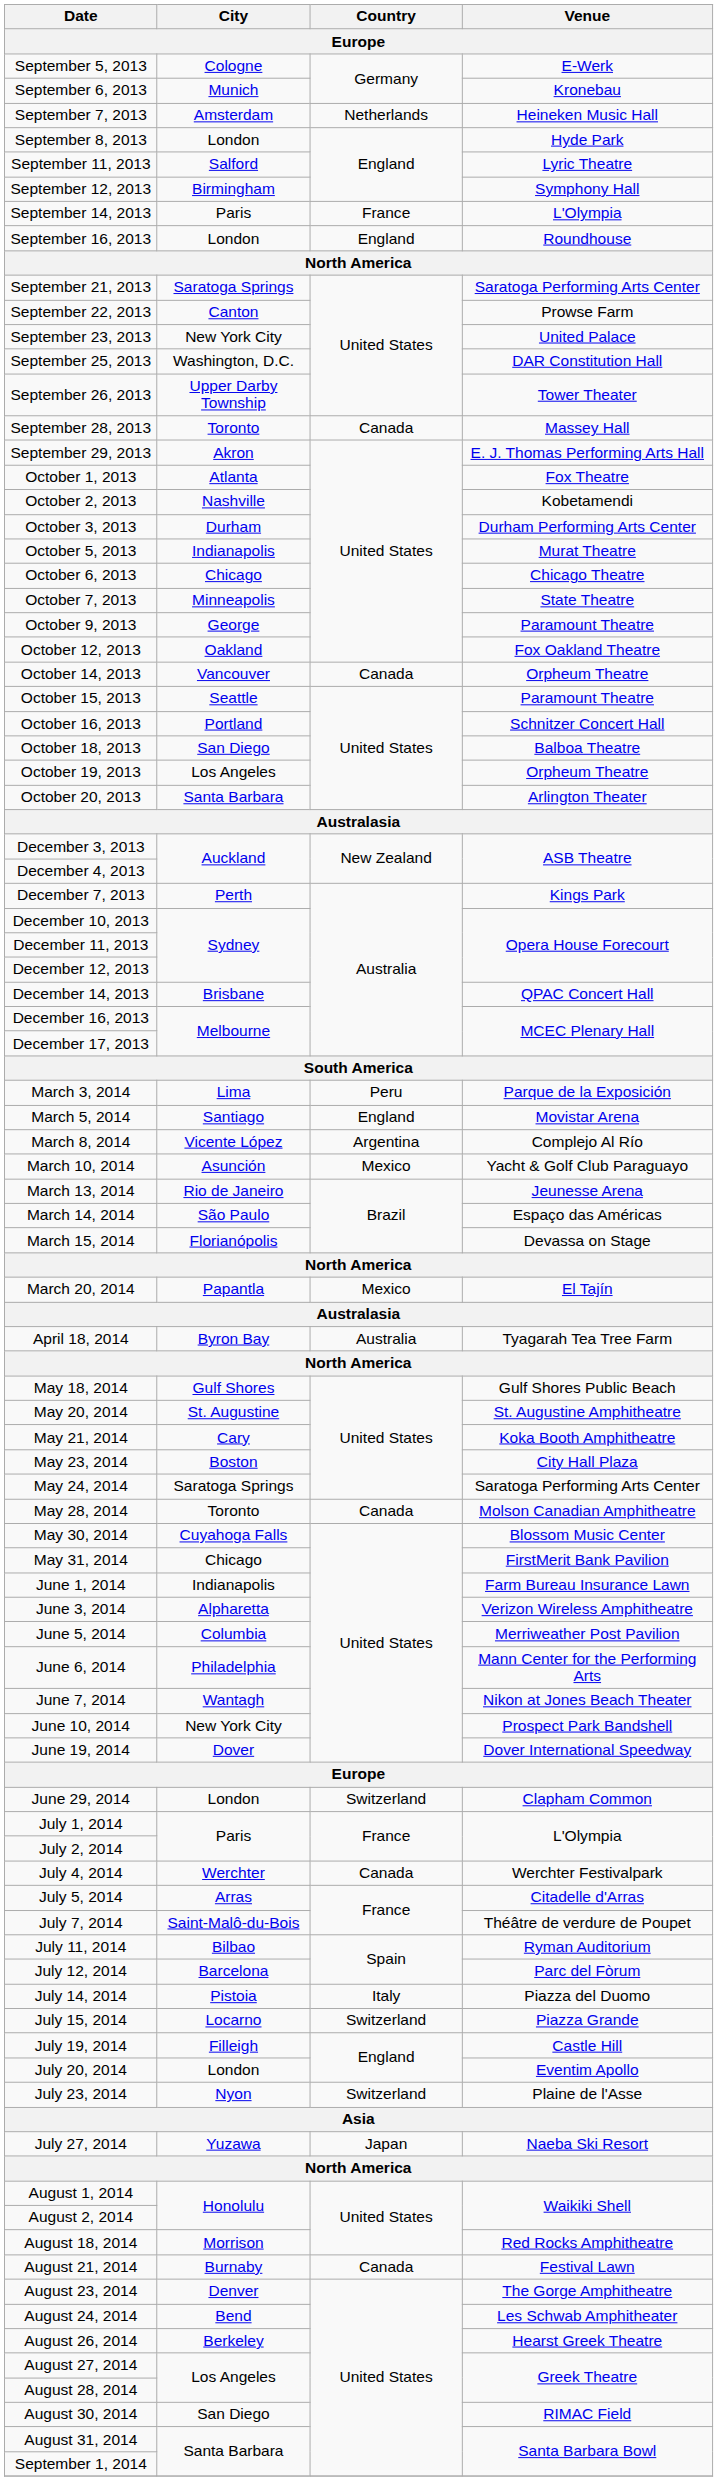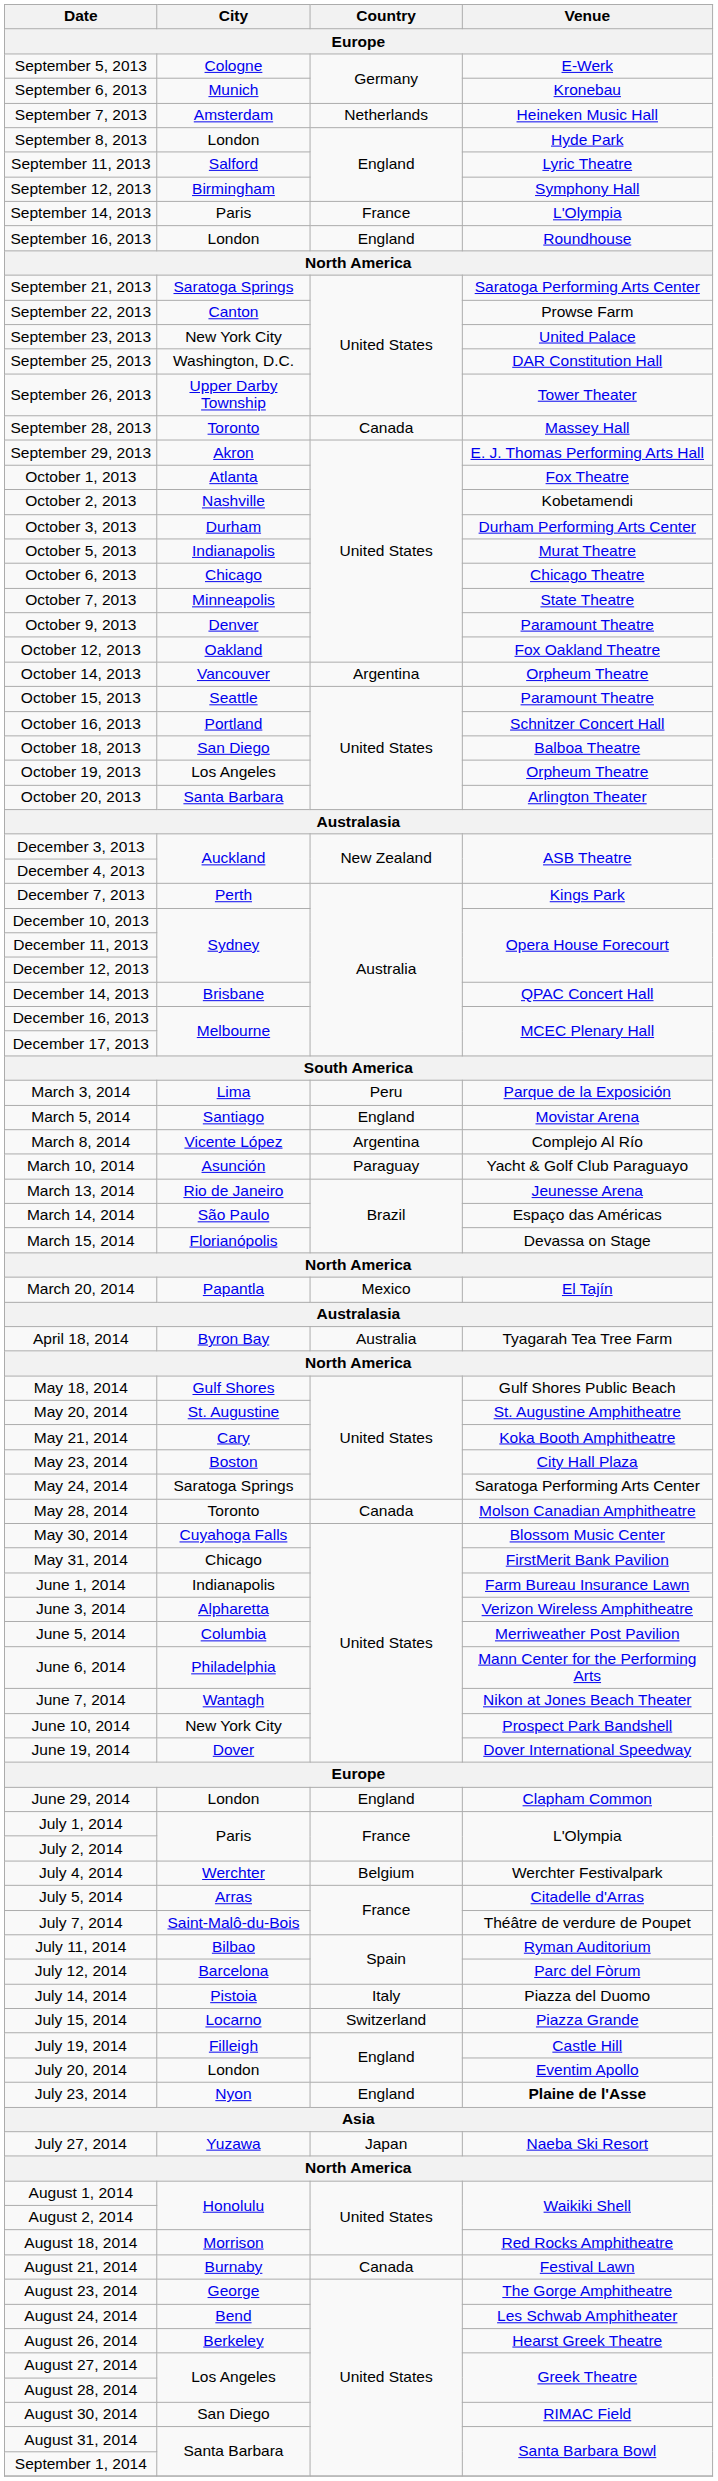(233, 624) George -> (233, 624) Denver
(386, 674) Canada -> (386, 674) Argentina
(386, 1166) Mexico -> (386, 1166) Paraguay
(386, 1799) Switzerland -> (386, 1799) England
(386, 1873) Canada -> (386, 1873) Belgium
(386, 2094) Switzerland -> (386, 2094) England
(587, 2094) normal -> (587, 2094) bold
(233, 2291) Denver -> (233, 2291) George
